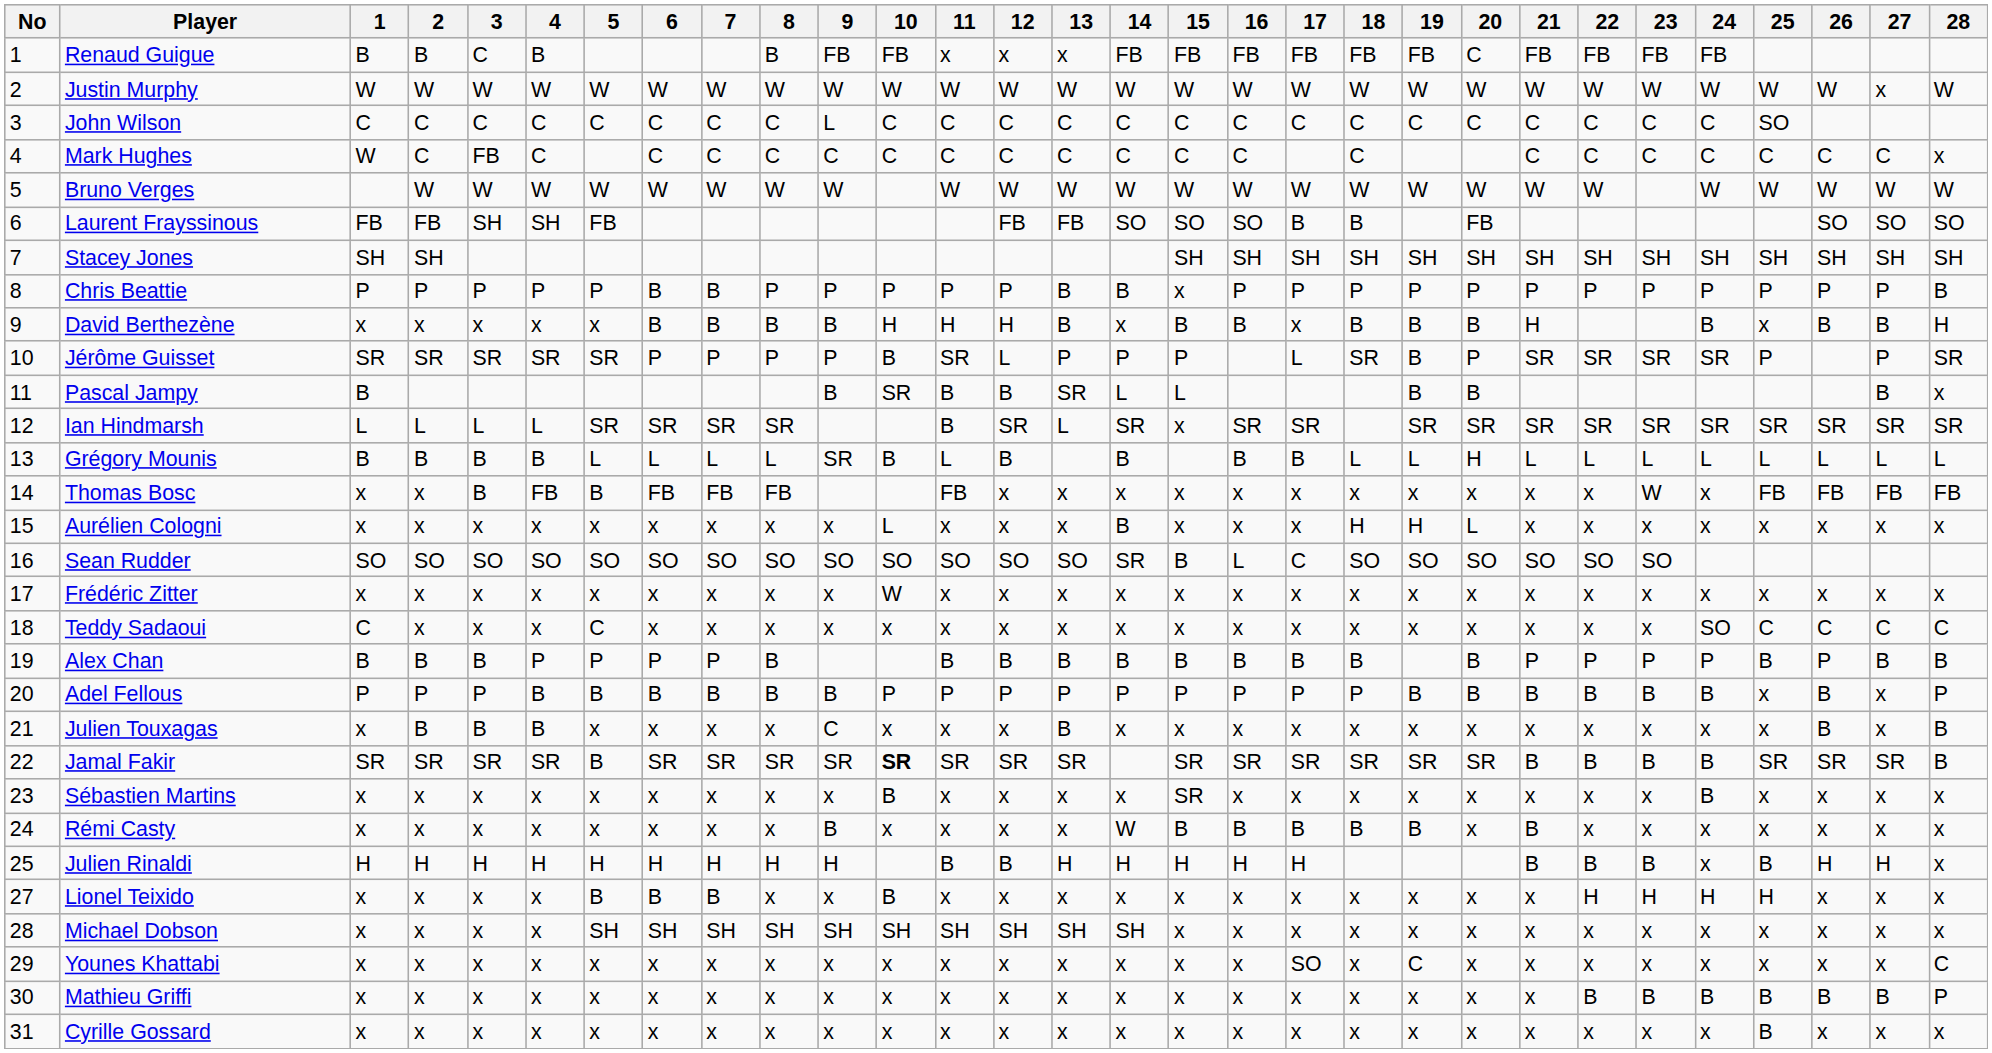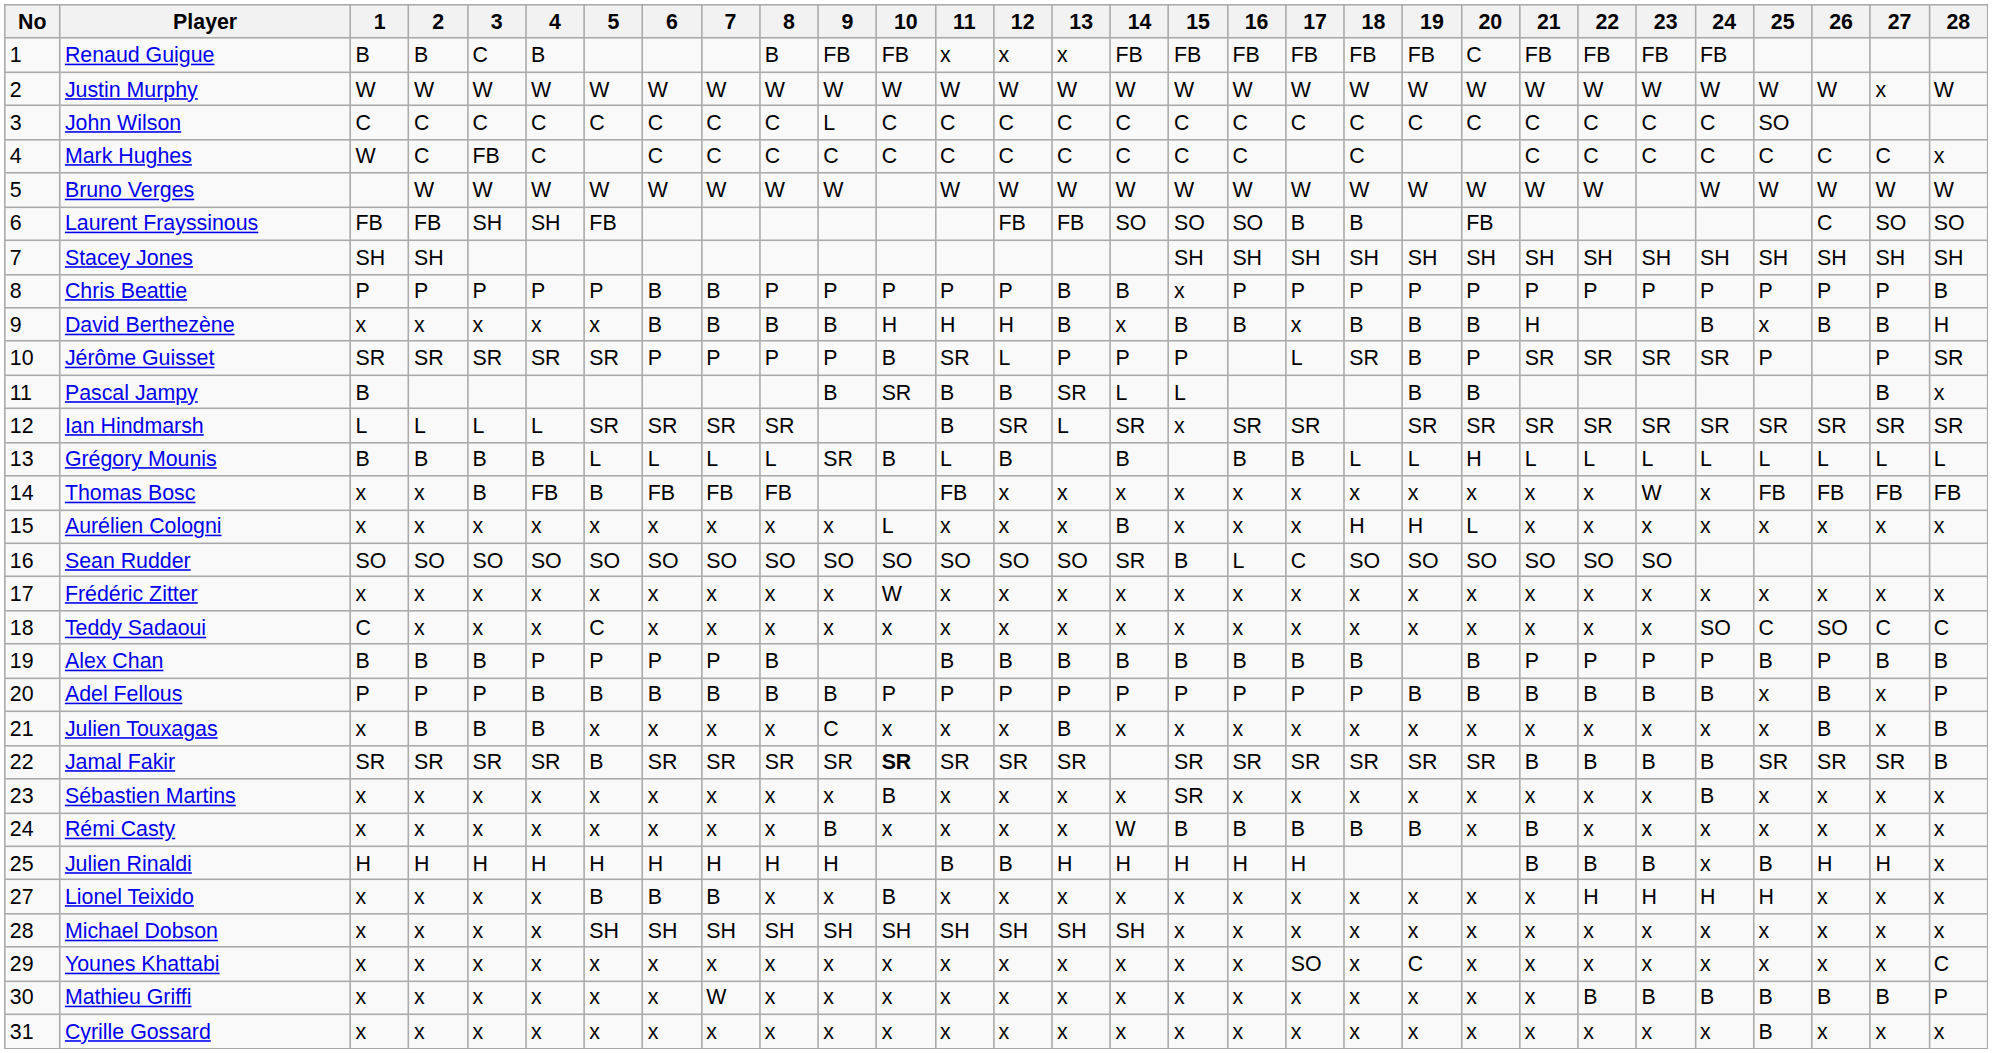(1832, 223) SO -> (1825, 223) C
(1825, 627) C -> (1832, 627) SO
(712, 997) x -> (716, 997) W
